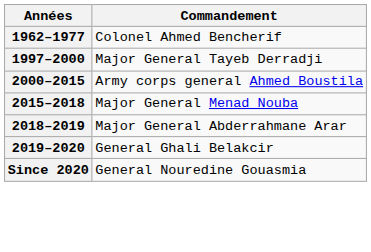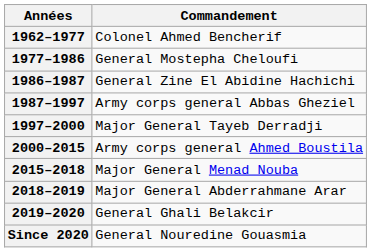+ row: (48, 60)
+ row: (48, 82)
+ row: (48, 104)
